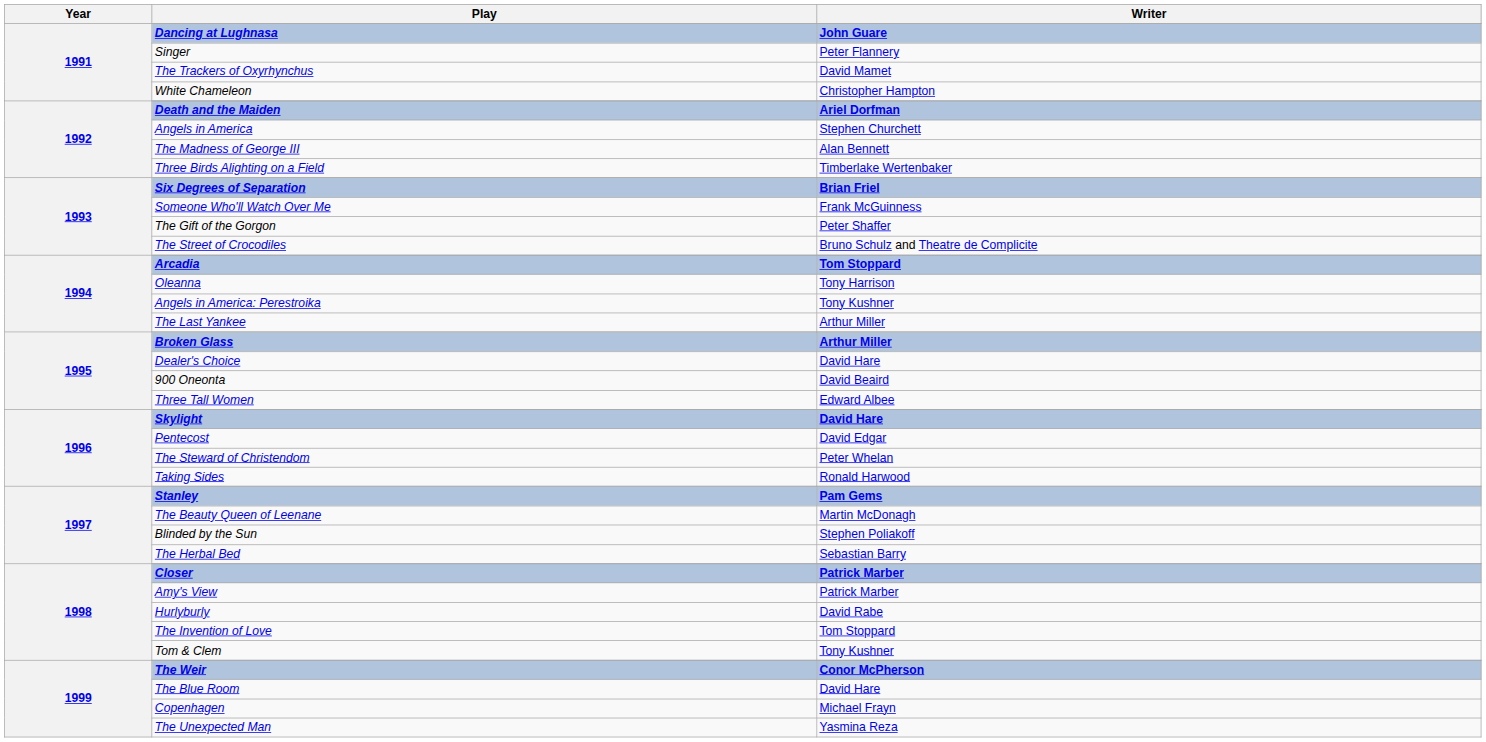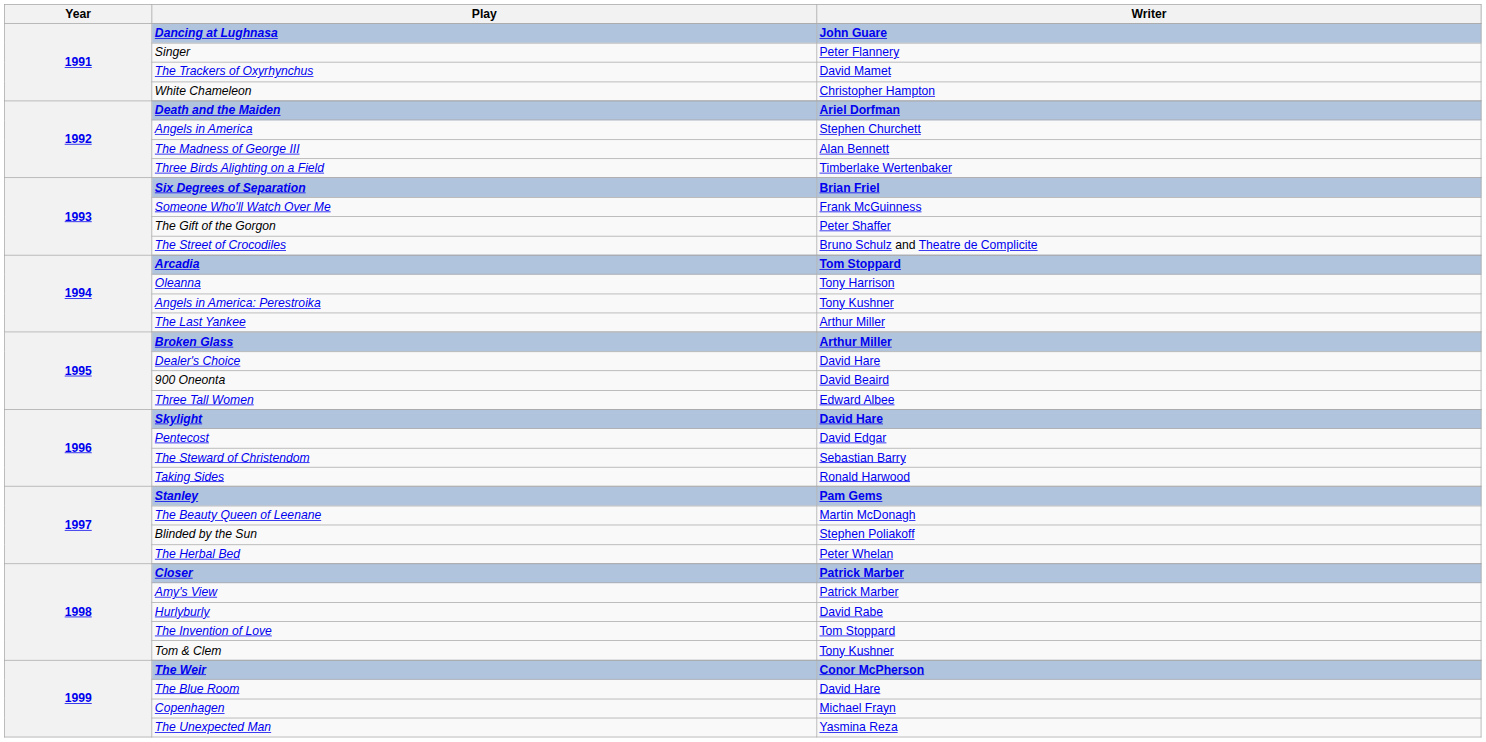(856, 457) Peter Whelan -> (863, 457) Sebastian Barry
(863, 554) Sebastian Barry -> (856, 554) Peter Whelan
